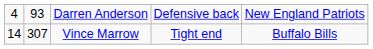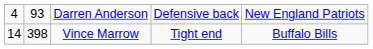(37, 34) 307 -> (37, 34) 398
